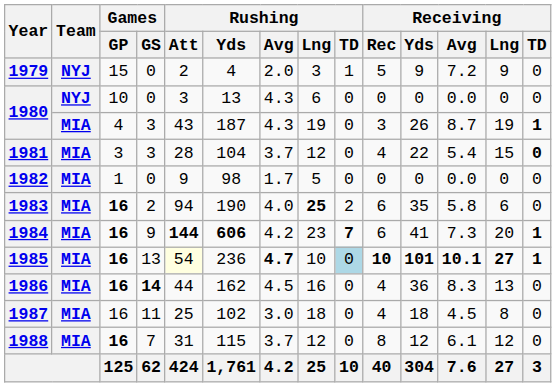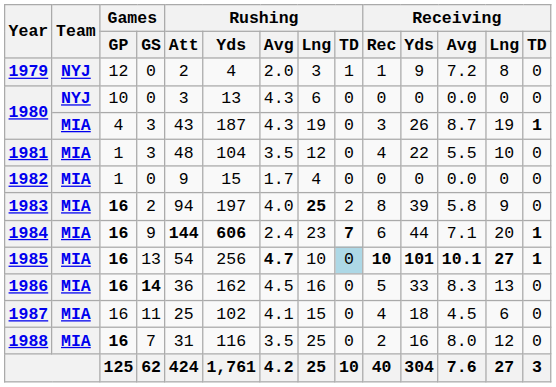(118, 72) 15 -> (118, 72) 12
(382, 72) 5 -> (382, 72) 1
(504, 72) 9 -> (504, 72) 8
(118, 153) 3 -> (118, 153) 1
(184, 153) 28 -> (184, 153) 48
(279, 153) 3.7 -> (279, 153) 3.5
(462, 153) 5.4 -> (462, 153) 5.5
(504, 153) 15 -> (504, 153) 10
(537, 153) bold -> (537, 153) normal
(231, 180) 98 -> (231, 180) 15
(316, 180) 5 -> (316, 180) 4
(231, 206) 190 -> (231, 206) 197
(382, 206) 6 -> (382, 206) 8
(419, 206) 35 -> (419, 206) 39
(504, 206) 6 -> (504, 206) 9
(279, 233) 4.2 -> (279, 233) 2.4
(419, 233) 41 -> (419, 233) 44
(462, 233) 7.3 -> (462, 233) 7.1
(184, 260) lightyellow background -> (184, 260) no background
(231, 260) 236 -> (231, 260) 256
(184, 287) 44 -> (184, 287) 36
(382, 287) 4 -> (382, 287) 5
(419, 287) 36 -> (419, 287) 33
(279, 314) 3.0 -> (279, 314) 4.1
(316, 314) 18 -> (316, 314) 15
(504, 314) 8 -> (504, 314) 6
(231, 341) 115 -> (231, 341) 116
(279, 341) 3.7 -> (279, 341) 3.5
(316, 341) 12 -> (316, 341) 25
(382, 341) 8 -> (382, 341) 2
(419, 341) 12 -> (419, 341) 16
(462, 341) 6.1 -> (462, 341) 8.0
